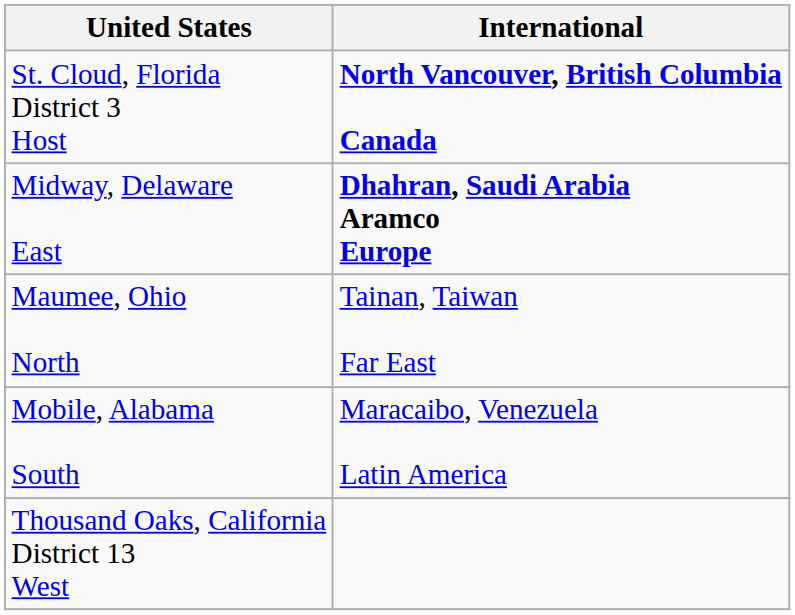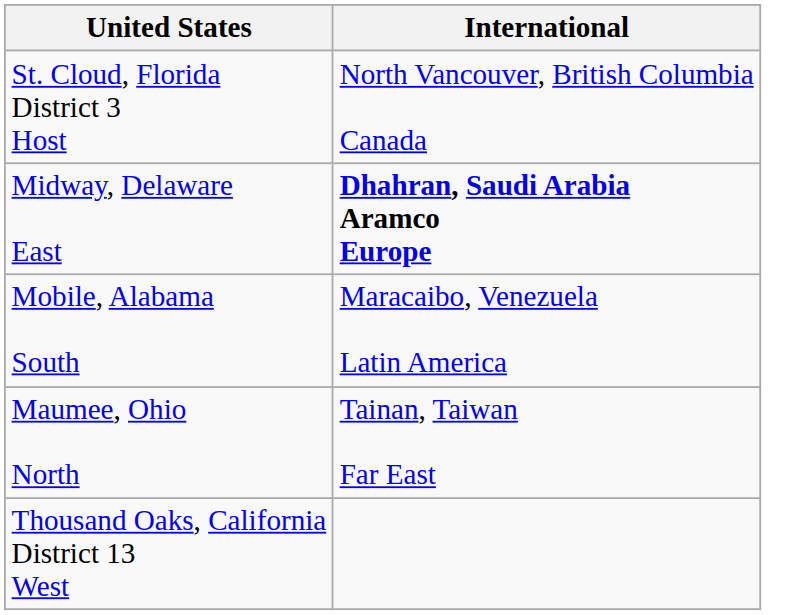(561, 106) bold -> (547, 106) normal
rows swapped: (99, 329) <-> (113, 441)
